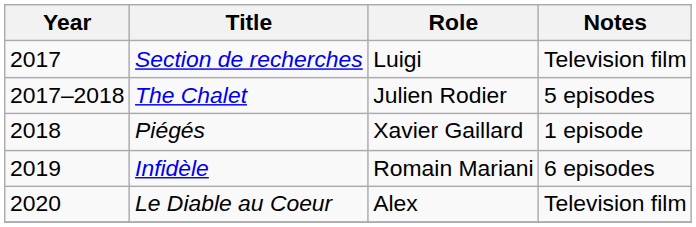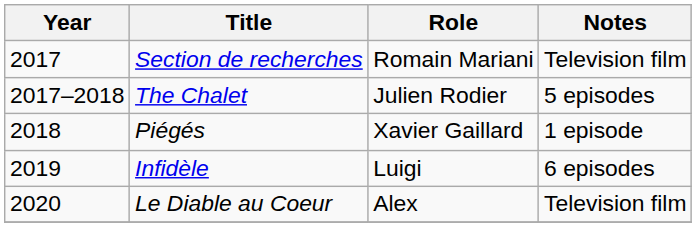(397, 58) Luigi -> (453, 58) Romain Mariani
(453, 167) Romain Mariani -> (397, 167) Luigi
